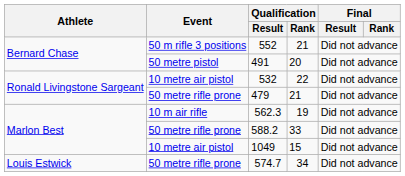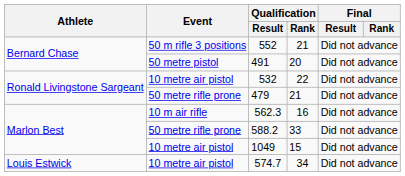(303, 113) 19 -> (303, 113) 16
(195, 164) 50 metre rifle prone -> (191, 164) 10 metre air pistol
